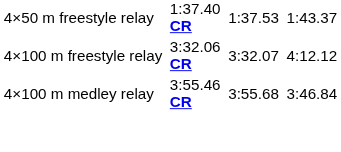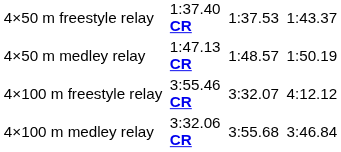+ row: (75, 55)
(195, 55) 3:32.06 CR -> (195, 93) 3:55.46 CR
(195, 93) 3:55.46 CR -> (195, 131) 3:32.06 CR
